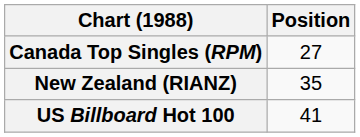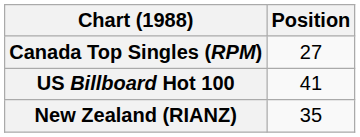rows swapped: (136, 83) <-> (136, 115)
